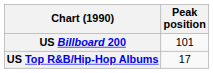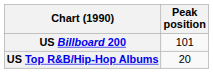(185, 59) 17 -> (185, 59) 20
